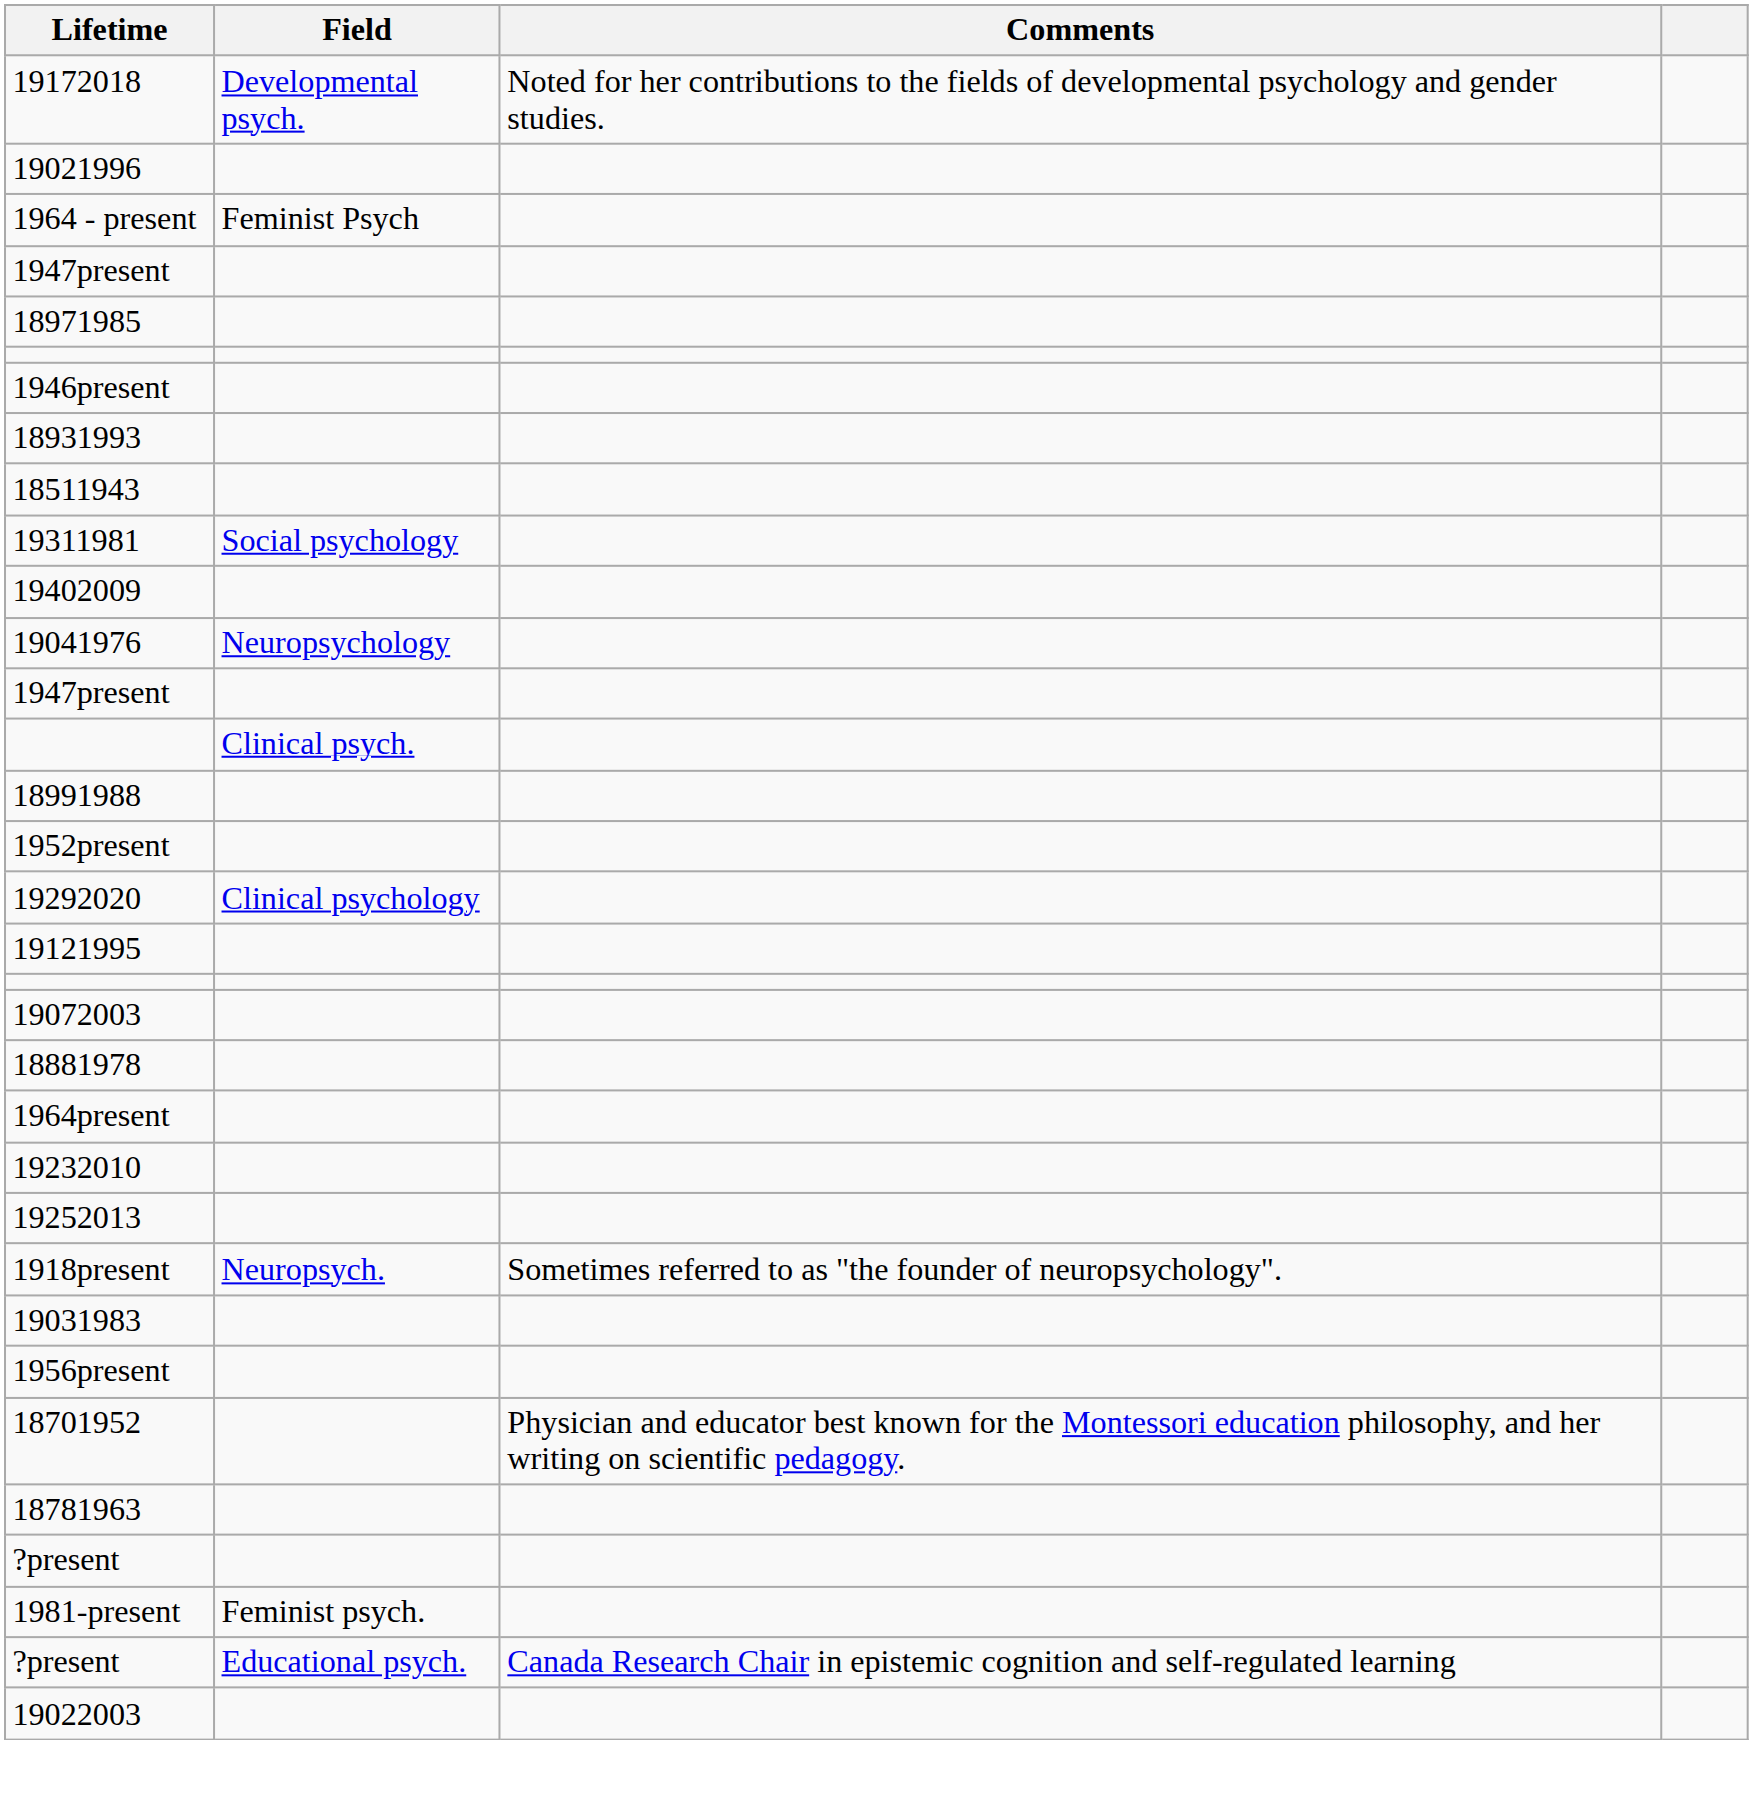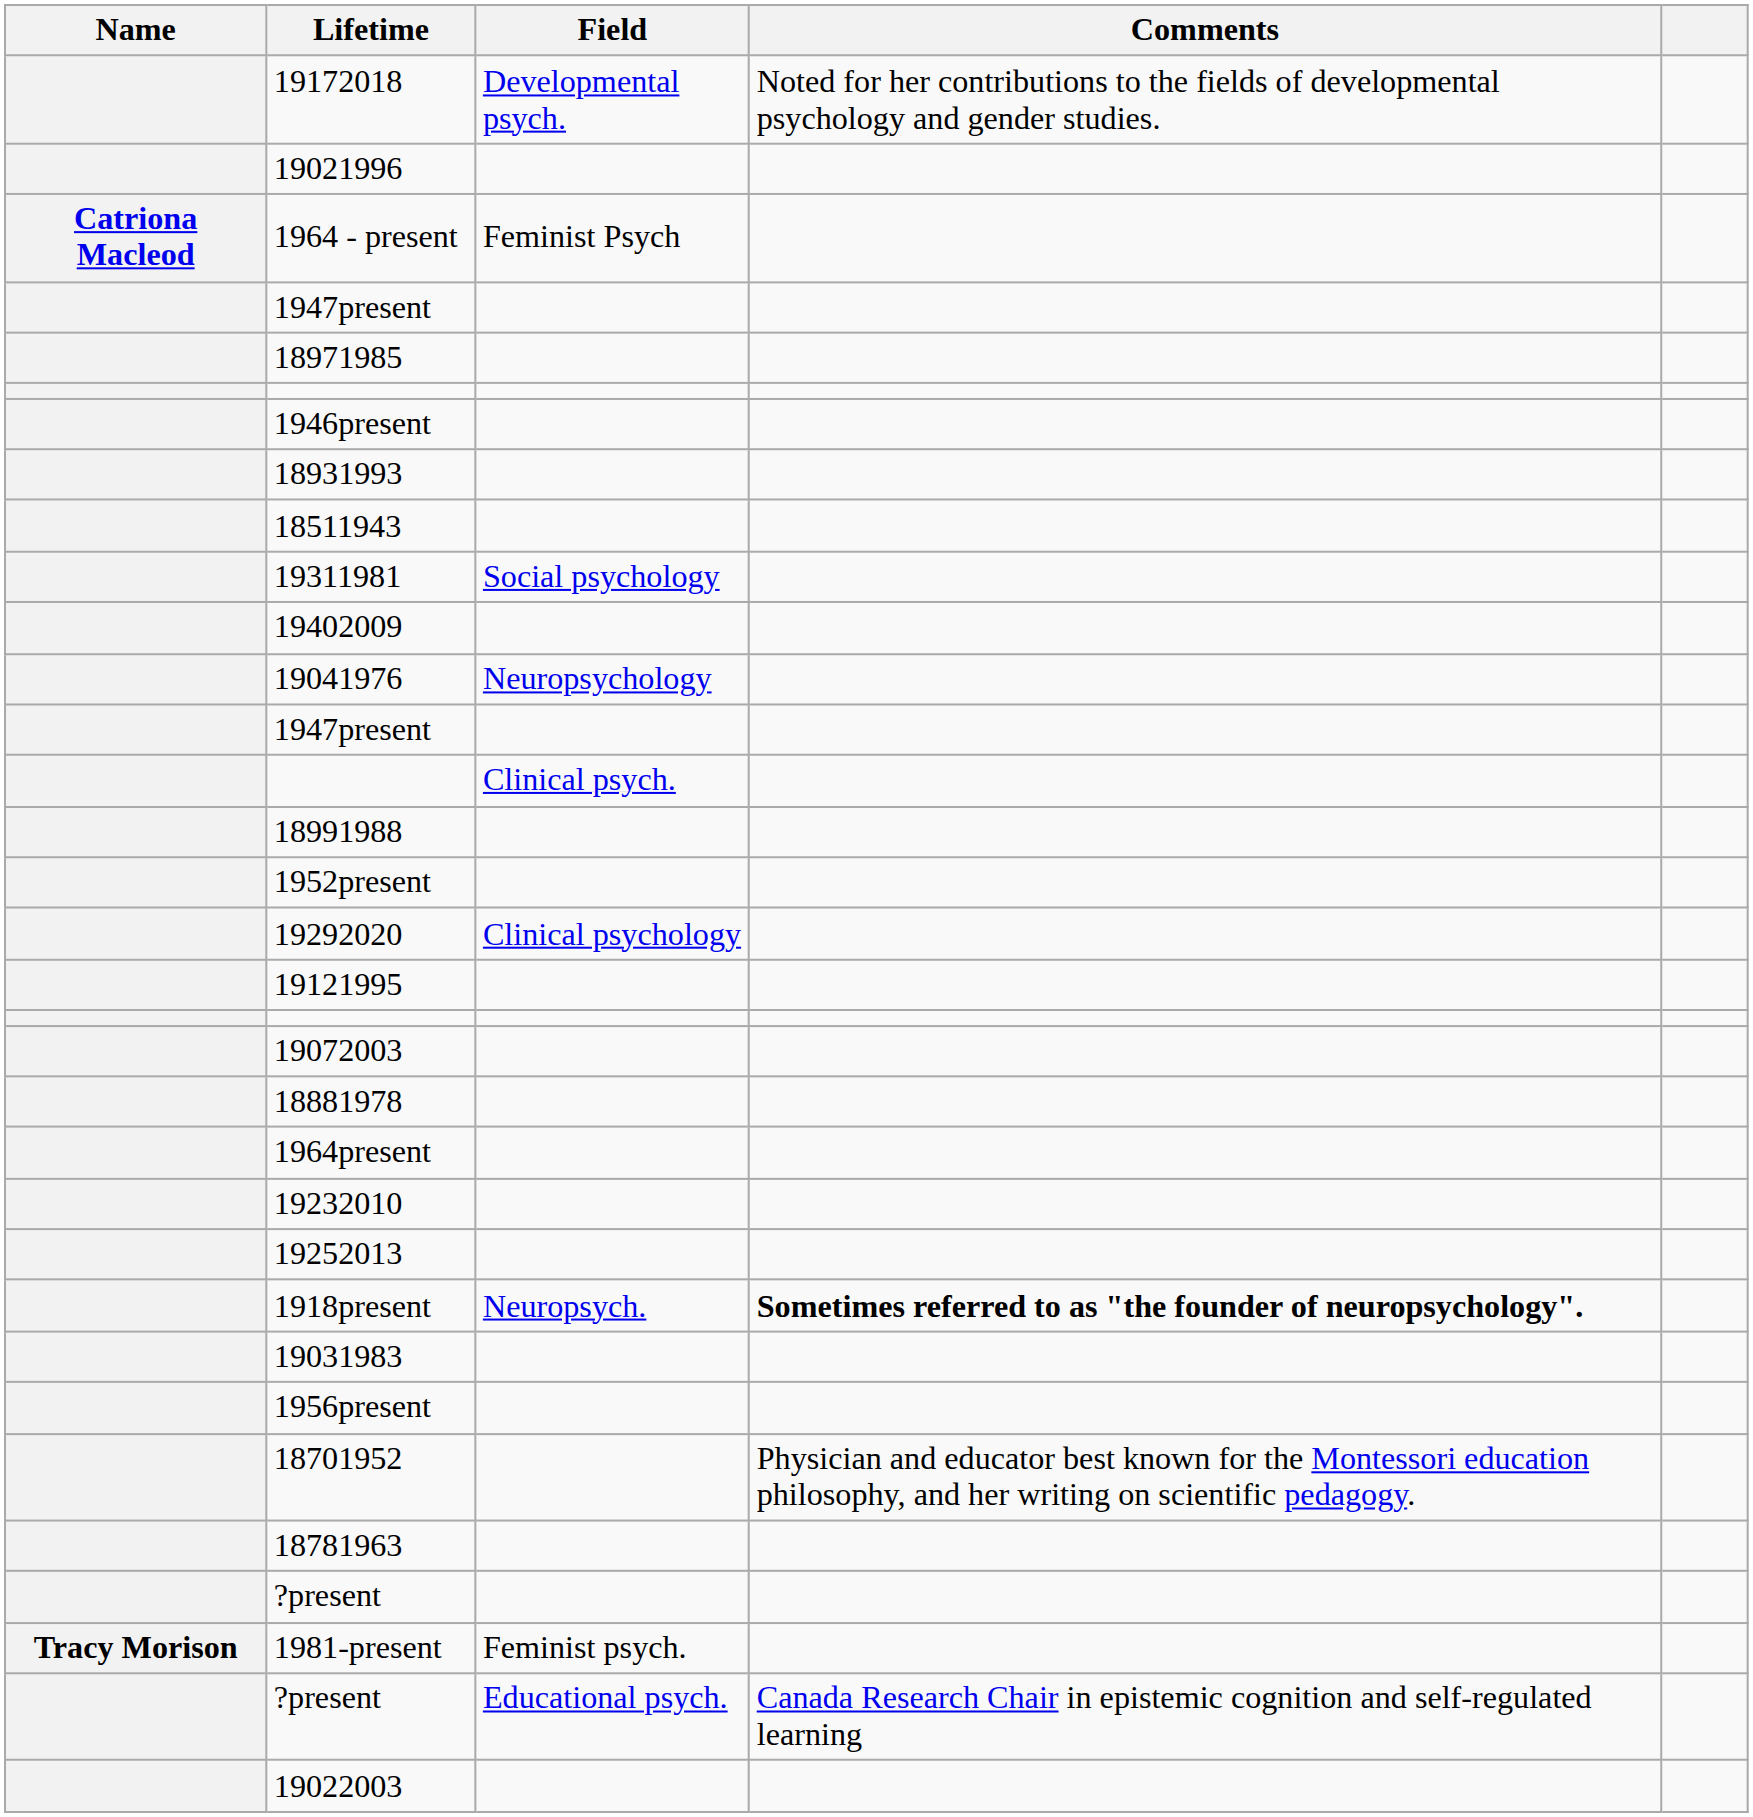+ column: (136, 30)
(895, 1268) normal -> (1170, 1305) bold
